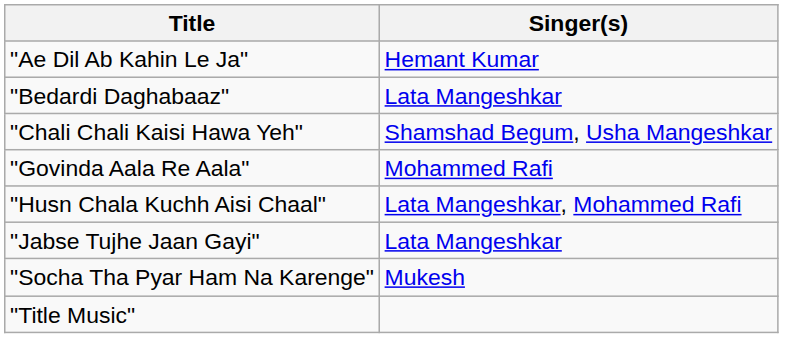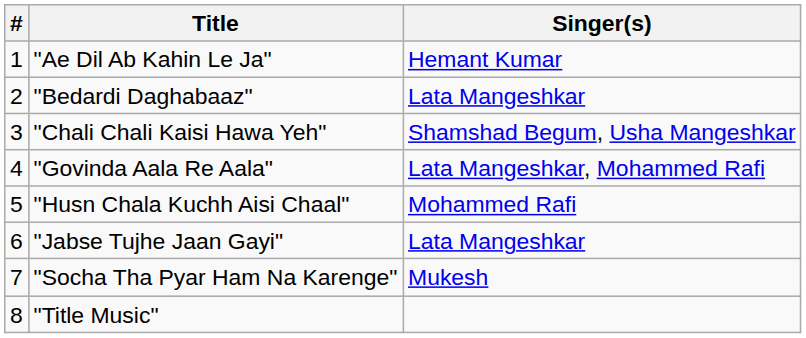+ column: (16, 23)
(469, 168) Mohammed Rafi -> (587, 168) Lata Mangeshkar, Mohammed Rafi
(563, 205) Lata Mangeshkar, Mohammed Rafi -> (492, 205) Mohammed Rafi
